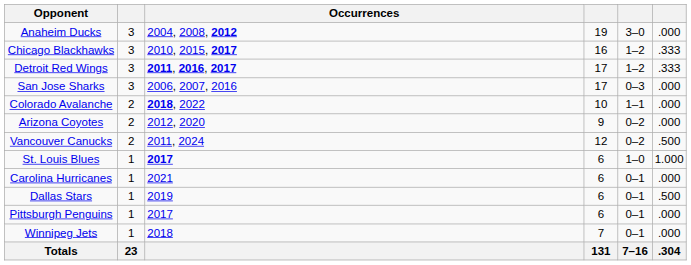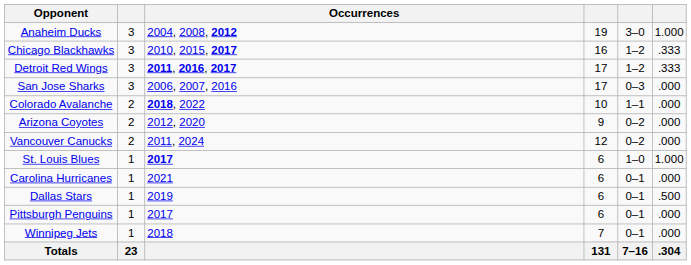(669, 31) .000 -> (669, 31) 1.000
(669, 141) .500 -> (669, 141) .000
